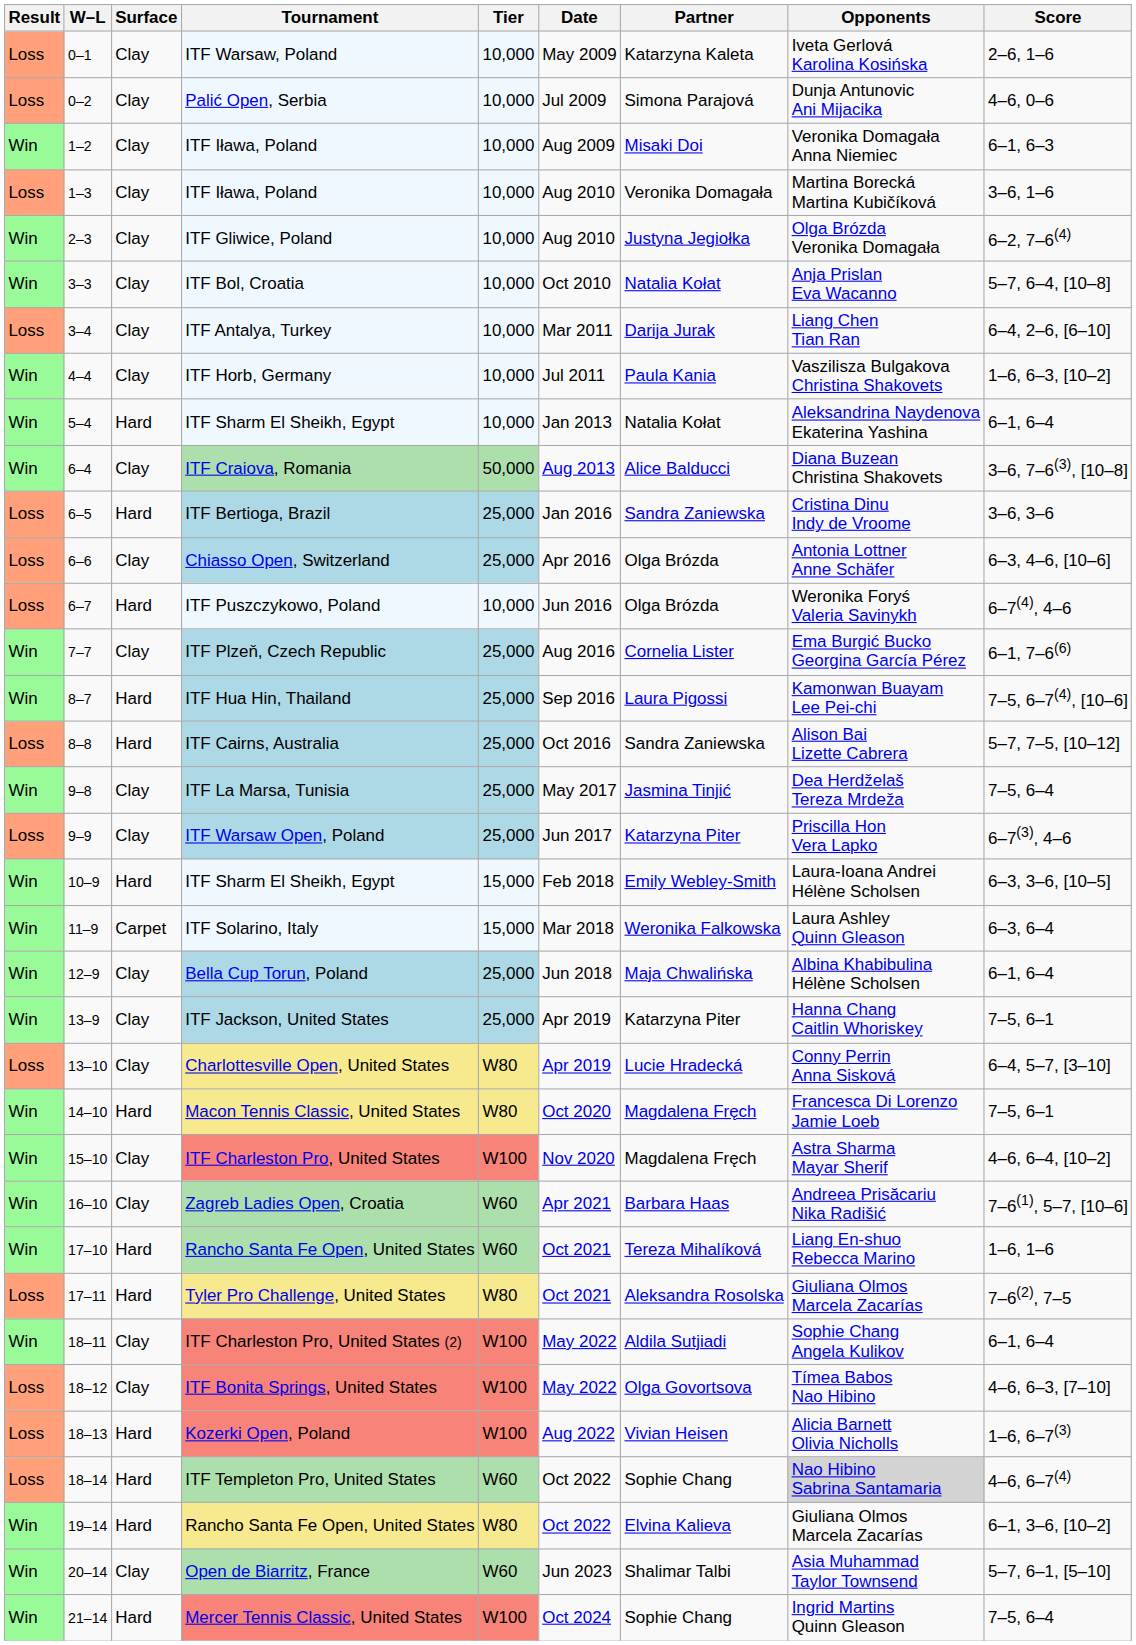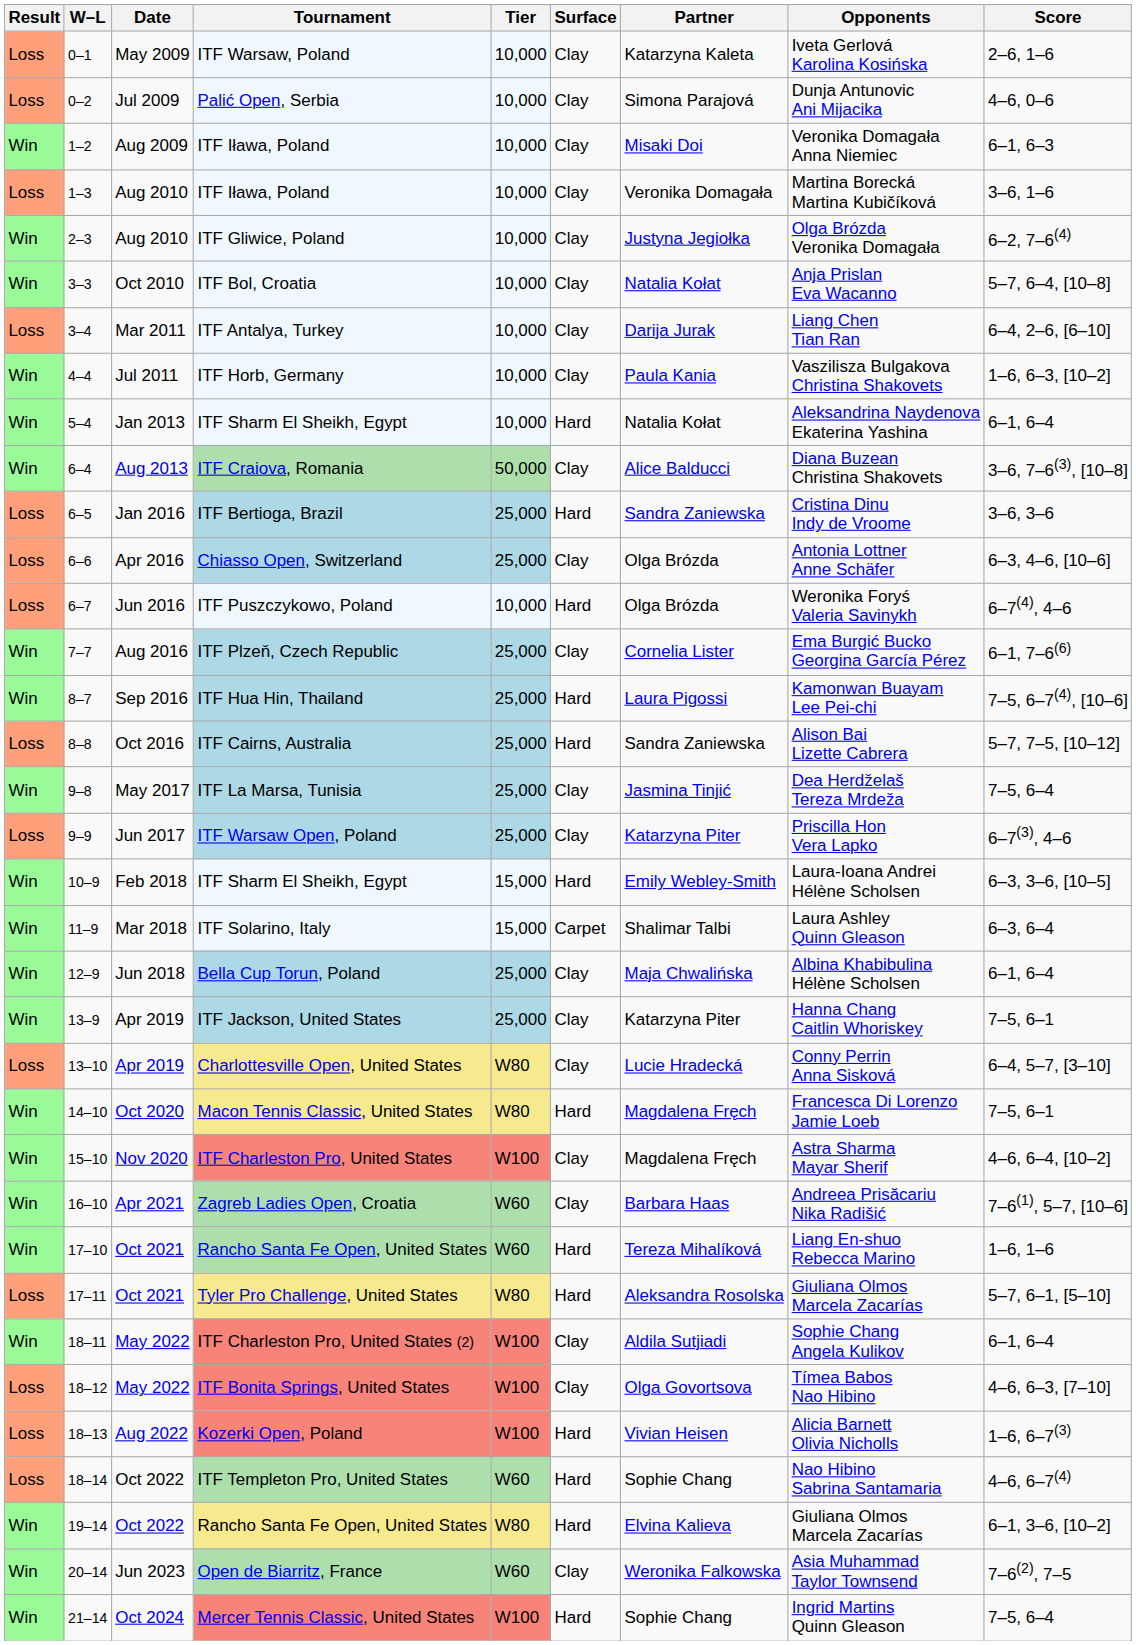columns swapped: (579, 17) <-> (146, 17)
(703, 927) Weronika Falkowska -> (678, 927) Shalimar Talbi
(1030, 1295) 7–6(2), 7–5 -> (1049, 1295) 5–7, 6–1, [5–10]
(867, 1479) lightgrey background -> (867, 1479) no background
(678, 1571) Shalimar Talbi -> (703, 1571) Weronika Falkowska
(1049, 1571) 5–7, 6–1, [5–10] -> (1030, 1571) 7–6(2), 7–5
